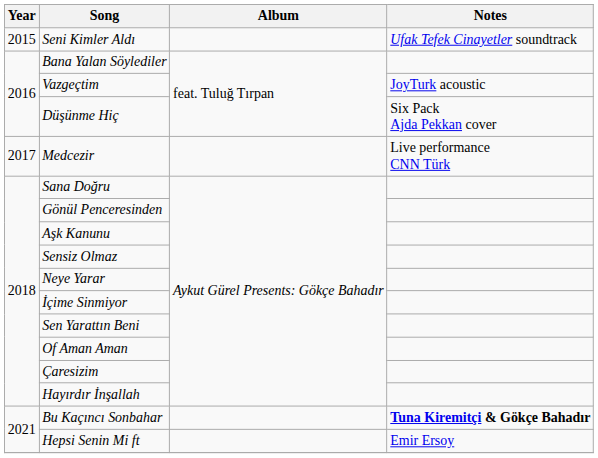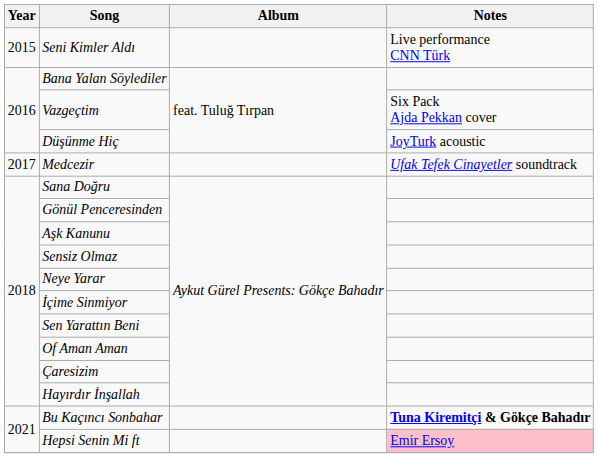(484, 39) Ufak Tefek Cinayetler soundtrack -> (440, 47) Live performance CNN Türk
(438, 85) JoyTurk acoustic -> (443, 110) Six Pack Ajda Pekkan cover
(443, 116) Six Pack Ajda Pekkan cover -> (438, 141) JoyTurk acoustic
(440, 156) Live performance CNN Türk -> (484, 164) Ufak Tefek Cinayetler soundtrack
(422, 441) no background -> (422, 441) pink background
